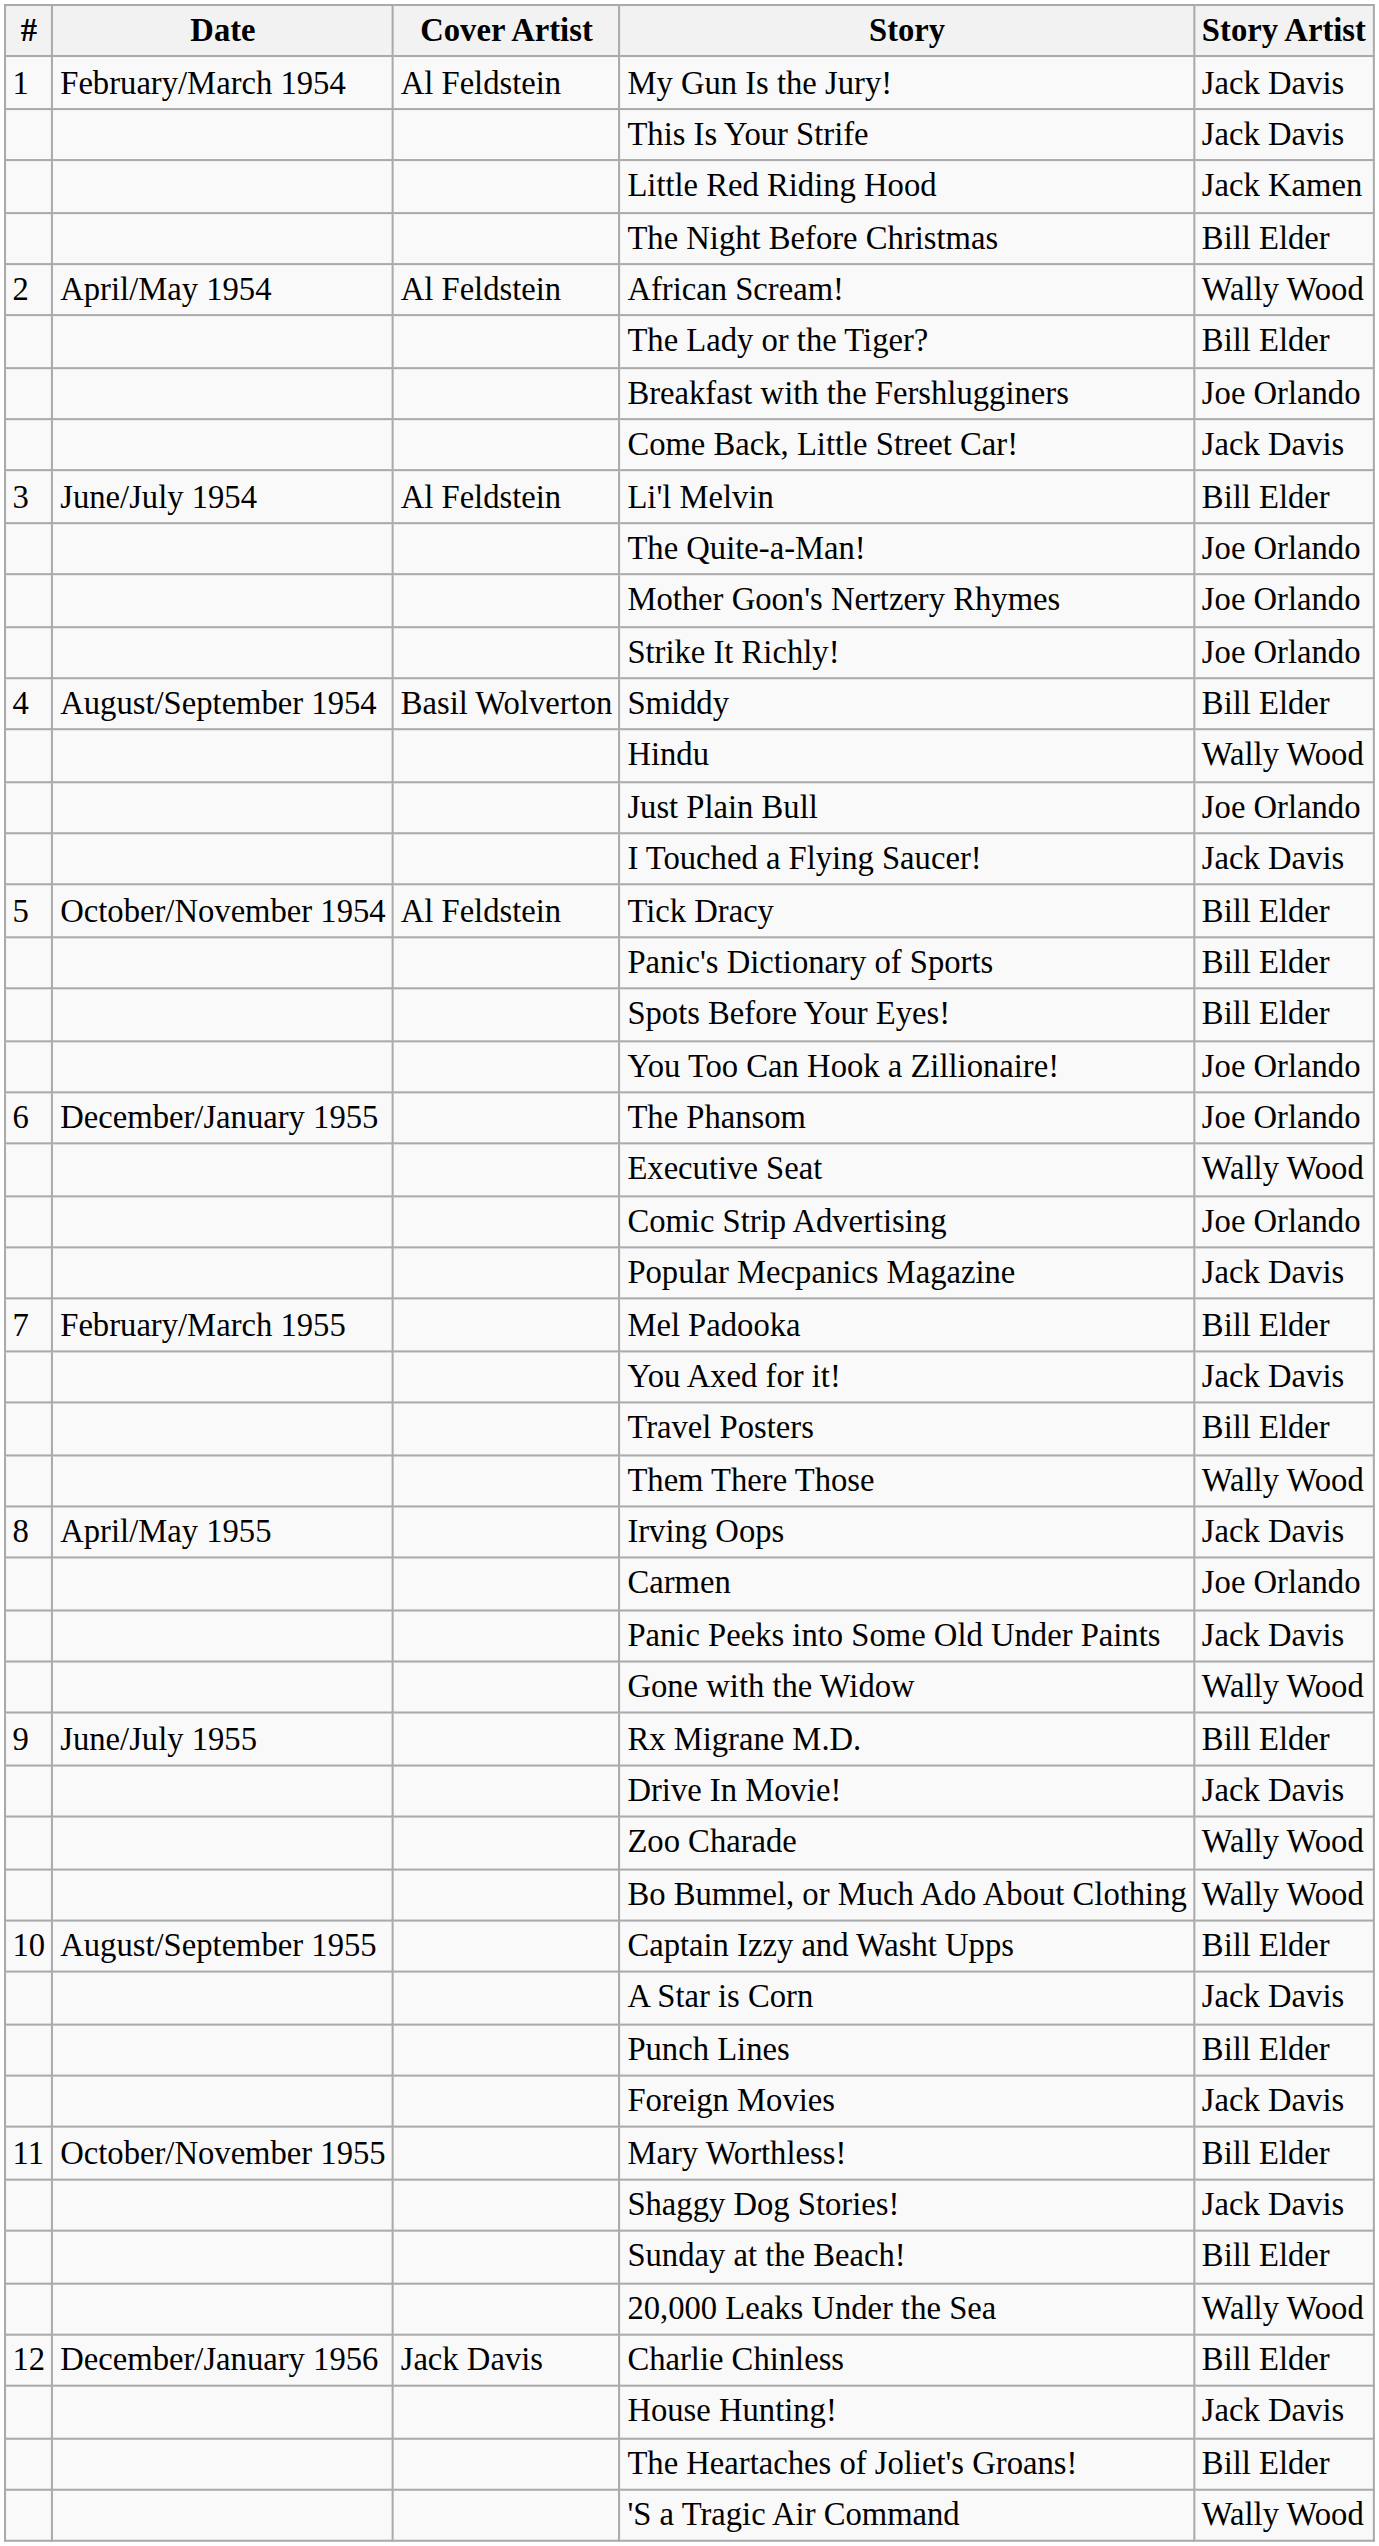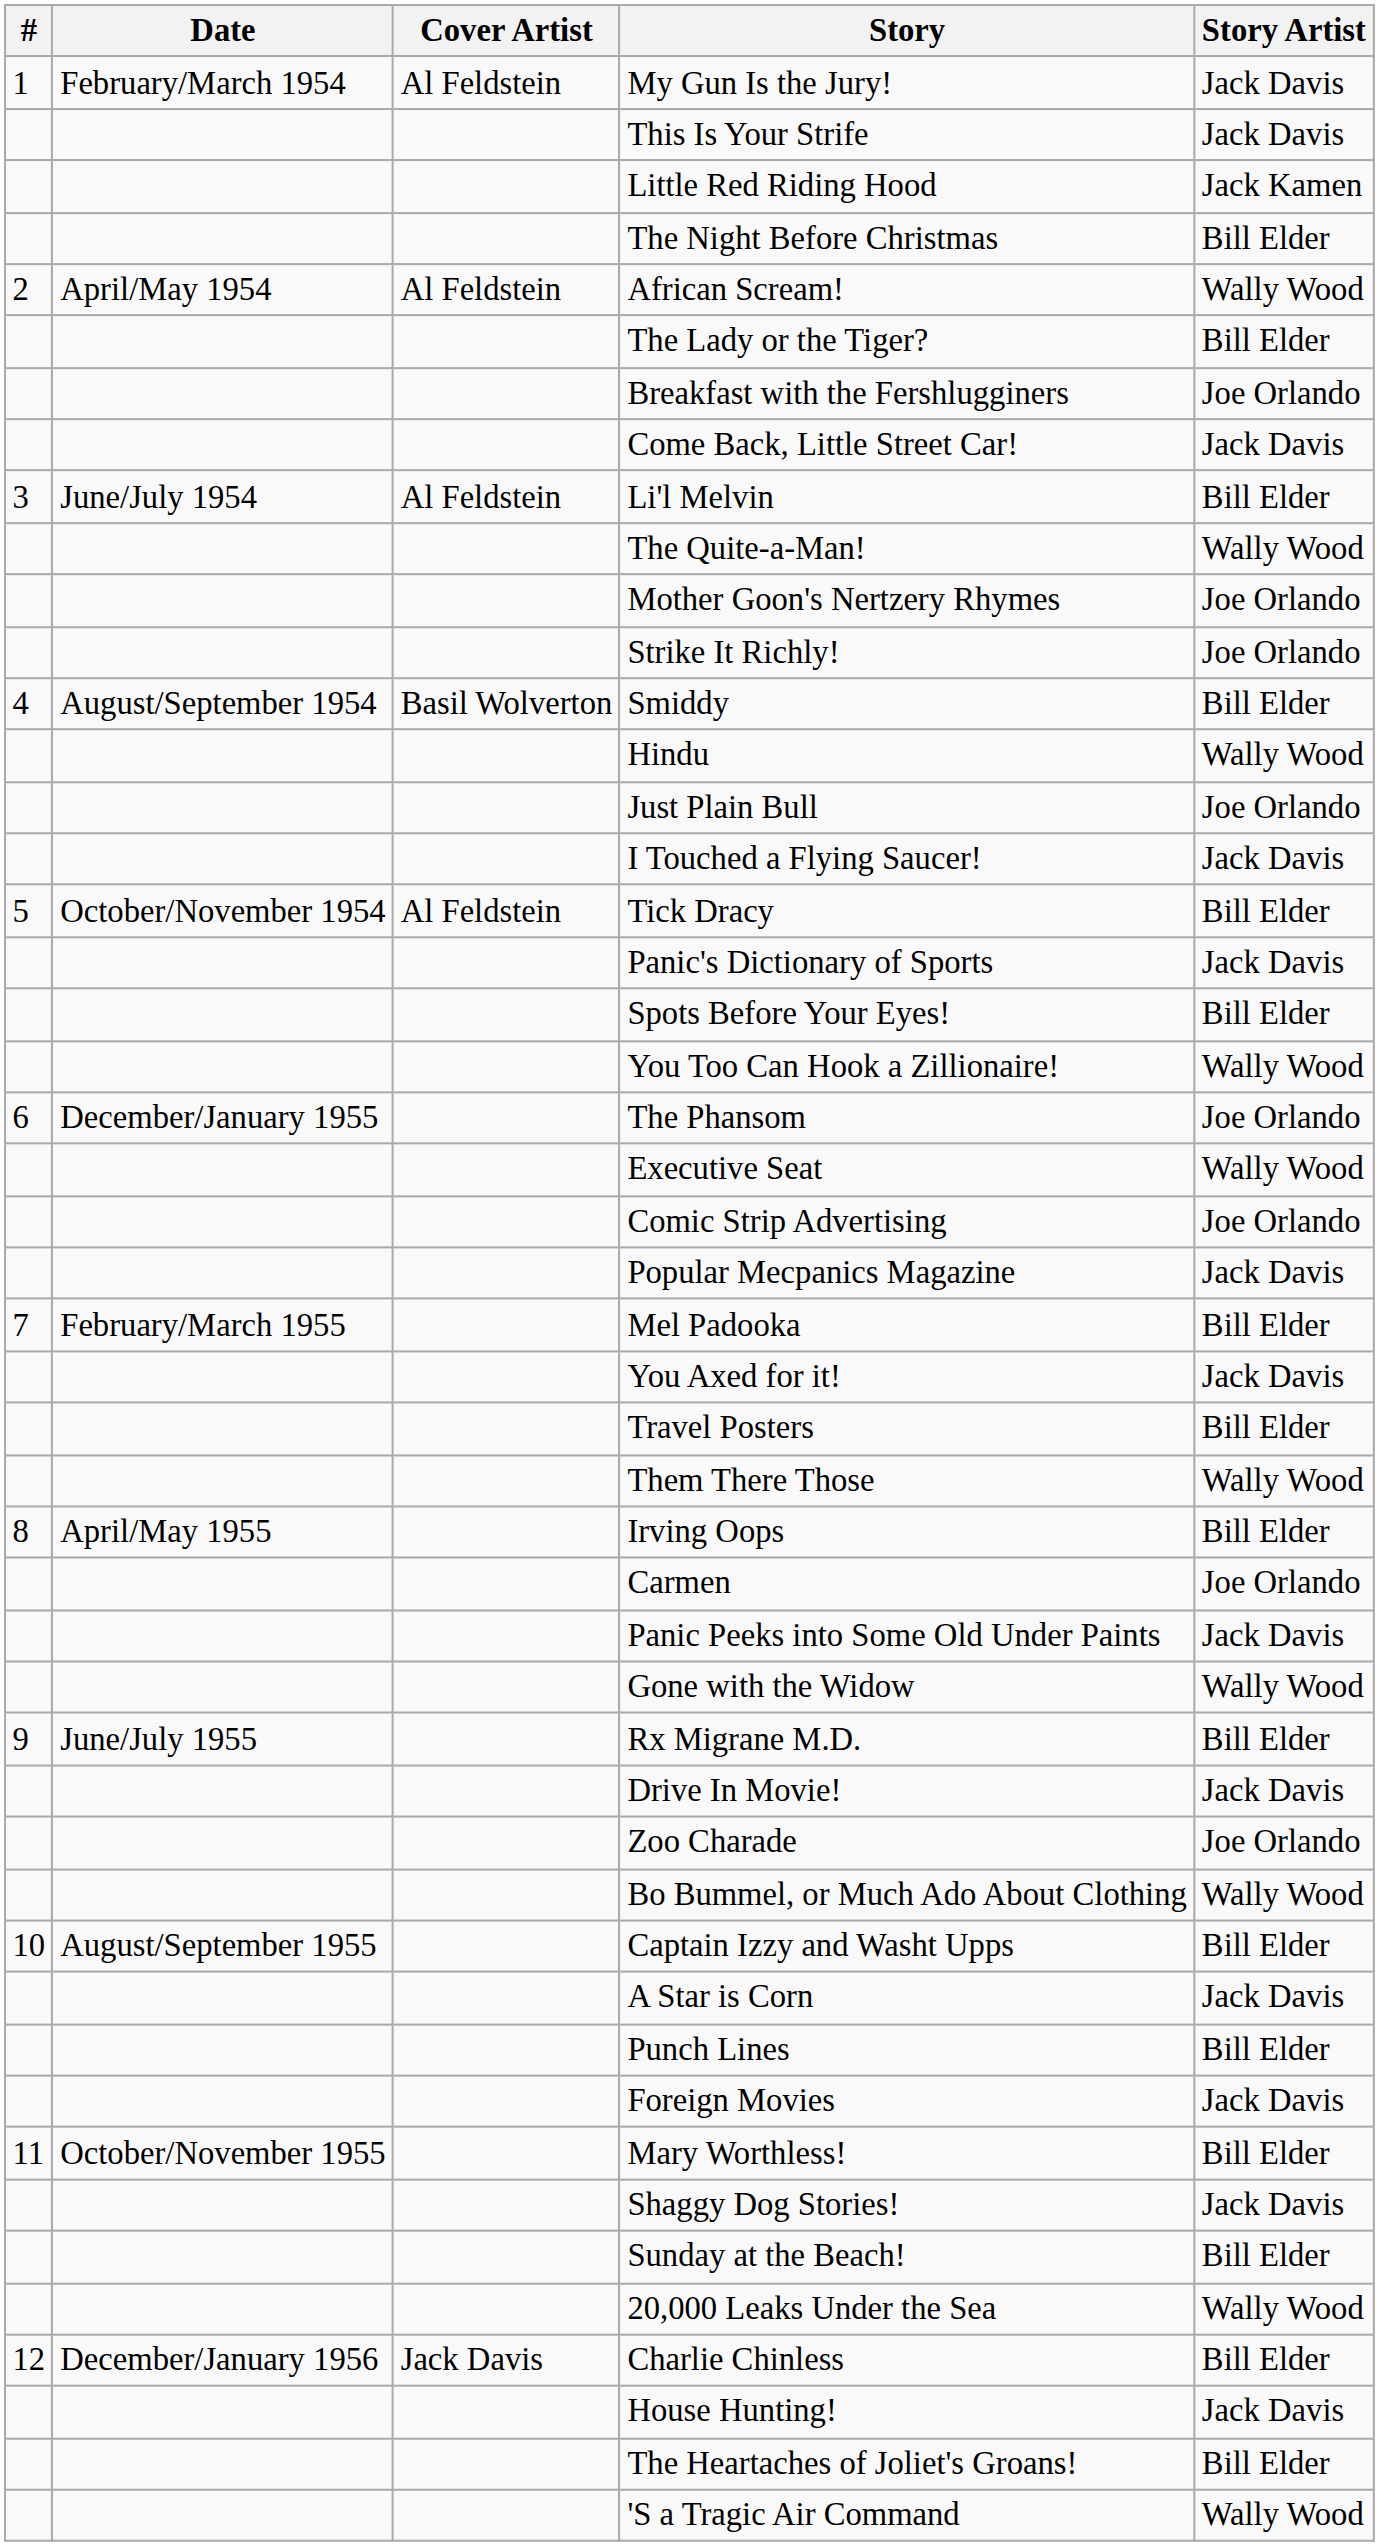(1281, 548) Joe Orlando -> (1283, 548) Wally Wood
(1266, 962) Bill Elder -> (1273, 962) Jack Davis
(1281, 1065) Joe Orlando -> (1283, 1065) Wally Wood
(1273, 1531) Jack Davis -> (1266, 1531) Bill Elder
(1283, 1842) Wally Wood -> (1281, 1842) Joe Orlando
